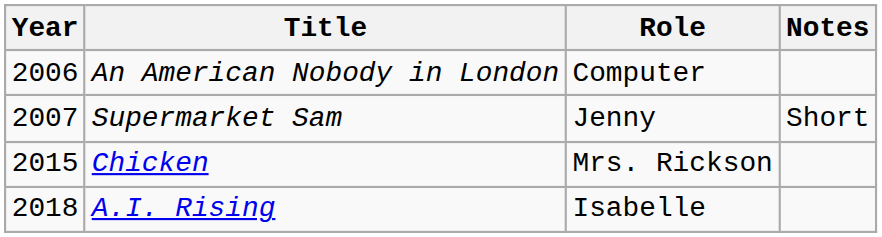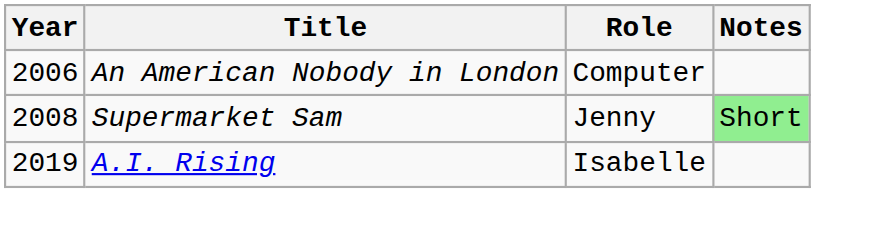(45, 118) 2007 -> (45, 118) 2008
(828, 118) no background -> (761, 118) lightgreen background
- row: (150, 164)
(45, 209) 2018 -> (45, 164) 2019
